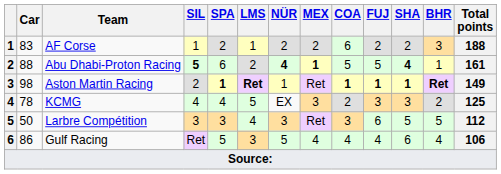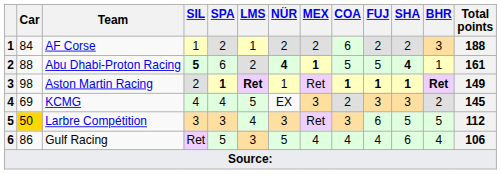(26, 46) 83 -> (26, 46) 84
(26, 102) 78 -> (26, 102) 69
(475, 102) 125 -> (475, 102) 145
(26, 121) no background -> (26, 121) gold background
